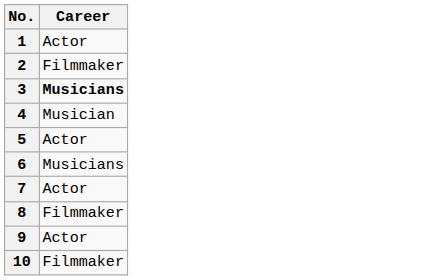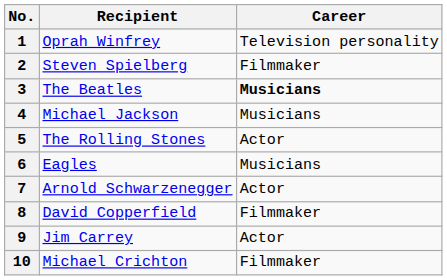+ column: (138, 17)
(65, 41) Actor -> (339, 41) Television personality
(79, 115) Musician -> (280, 115) Musicians
